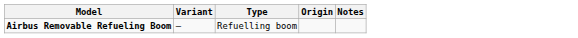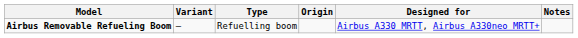+ column: (438, 12)
